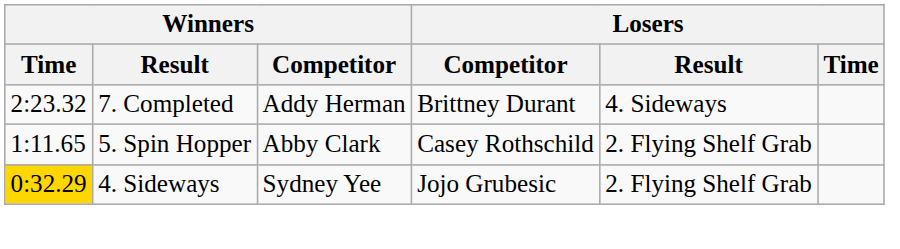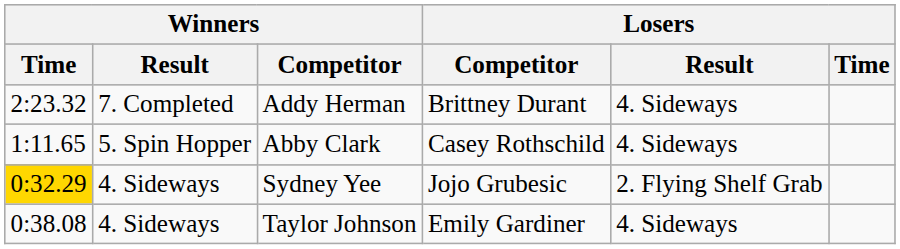(709, 143) 2. Flying Shelf Grab -> (677, 143) 4. Sideways
+ row: (340, 223)
